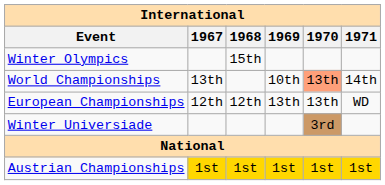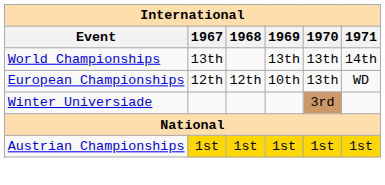- row: (68, 59)
(284, 81) 10th -> (284, 59) 13th
(323, 81) lightsalmon background -> (323, 59) no background
(284, 103) 13th -> (284, 81) 10th
